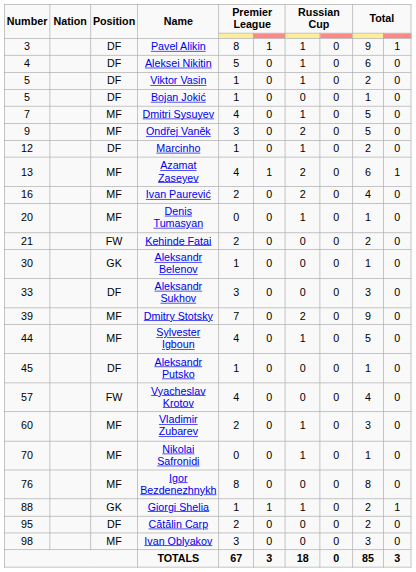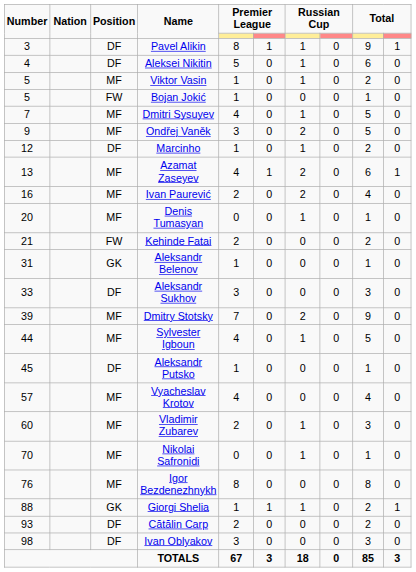(114, 81) DF -> (114, 81) MF
(114, 98) DF -> (114, 98) FW
(27, 264) 30 -> (27, 264) 31
(114, 397) FW -> (114, 397) MF
(27, 524) 95 -> (27, 524) 93
(114, 541) MF -> (114, 541) DF
